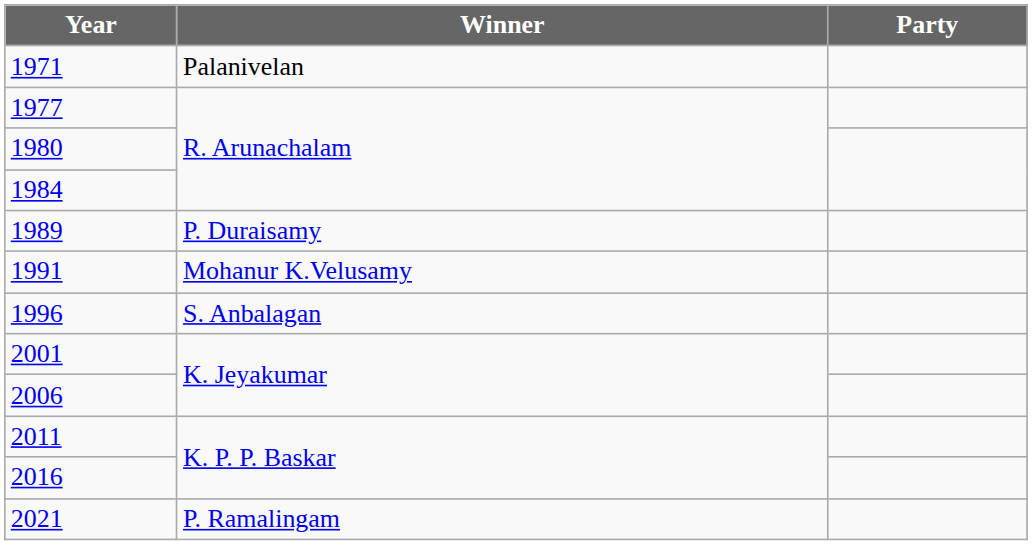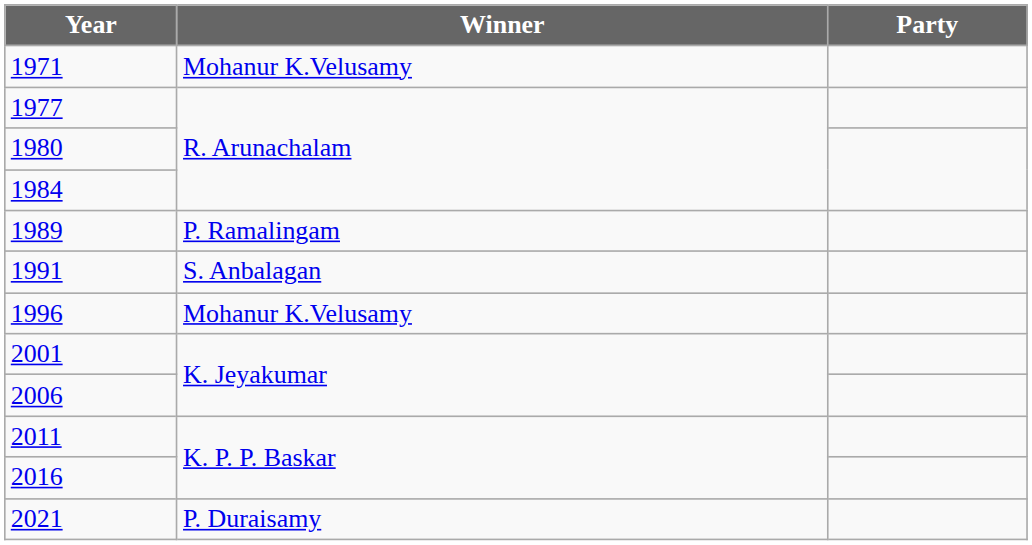(243, 66) Palanivelan -> (297, 66) Mohanur K.Velusamy
(252, 230) P. Duraisamy -> (262, 230) P. Ramalingam
(297, 271) Mohanur K.Velusamy -> (252, 271) S. Anbalagan
(252, 312) S. Anbalagan -> (297, 312) Mohanur K.Velusamy
(262, 518) P. Ramalingam -> (252, 518) P. Duraisamy
